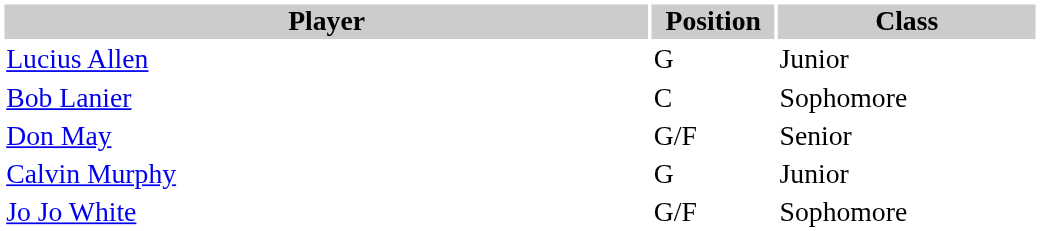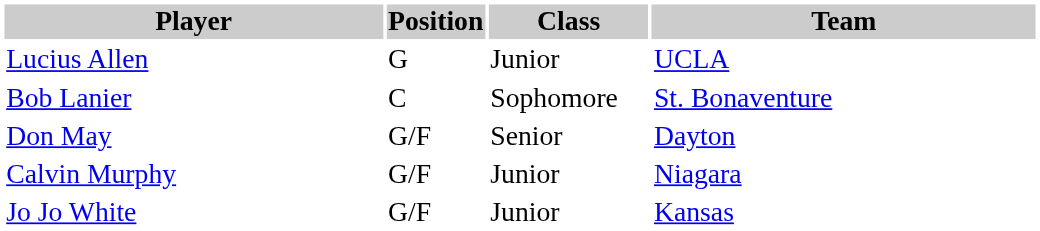+ column: (844, 21)
(664, 173) G -> (410, 173) G/F
(843, 211) Sophomore -> (525, 211) Junior
